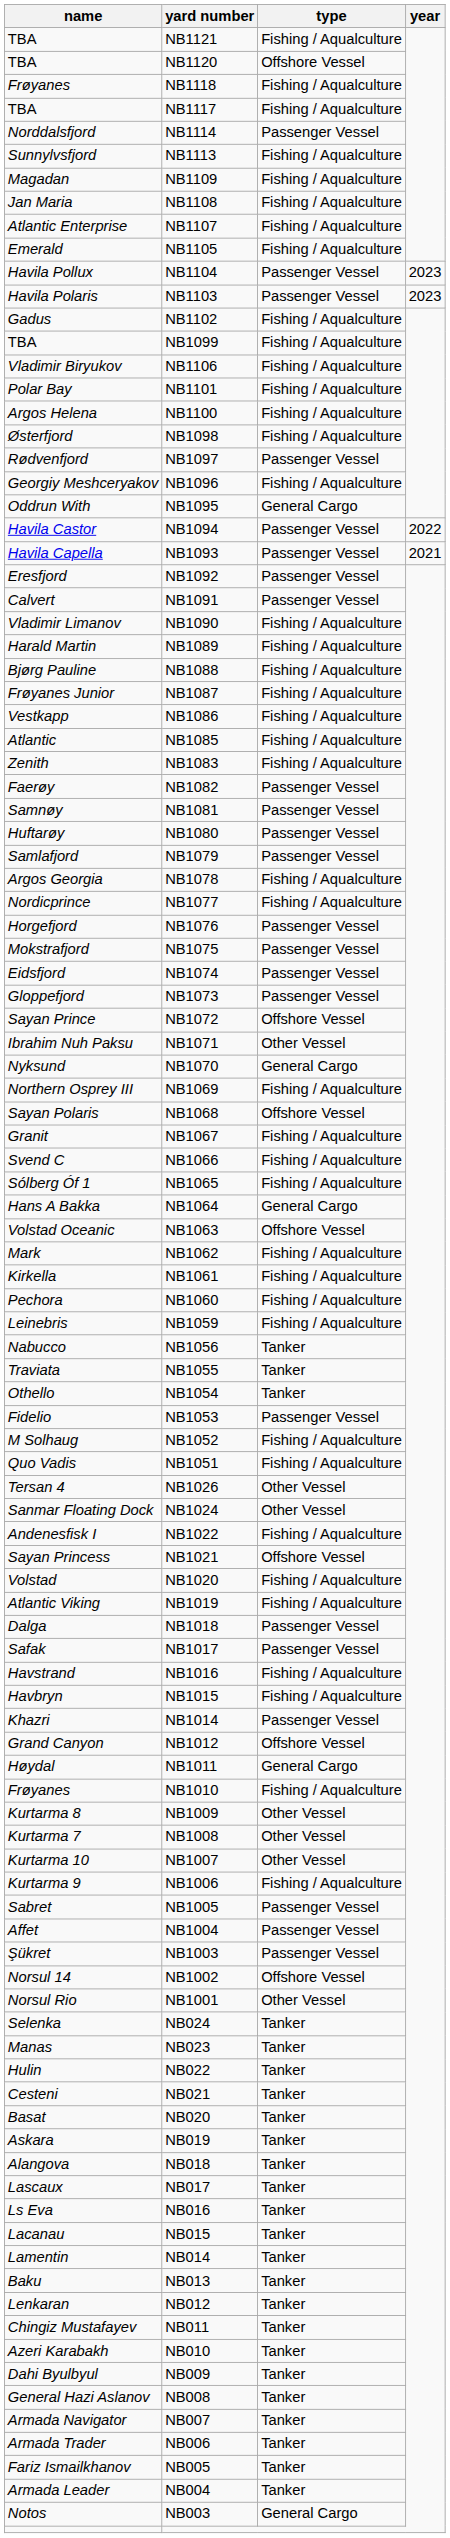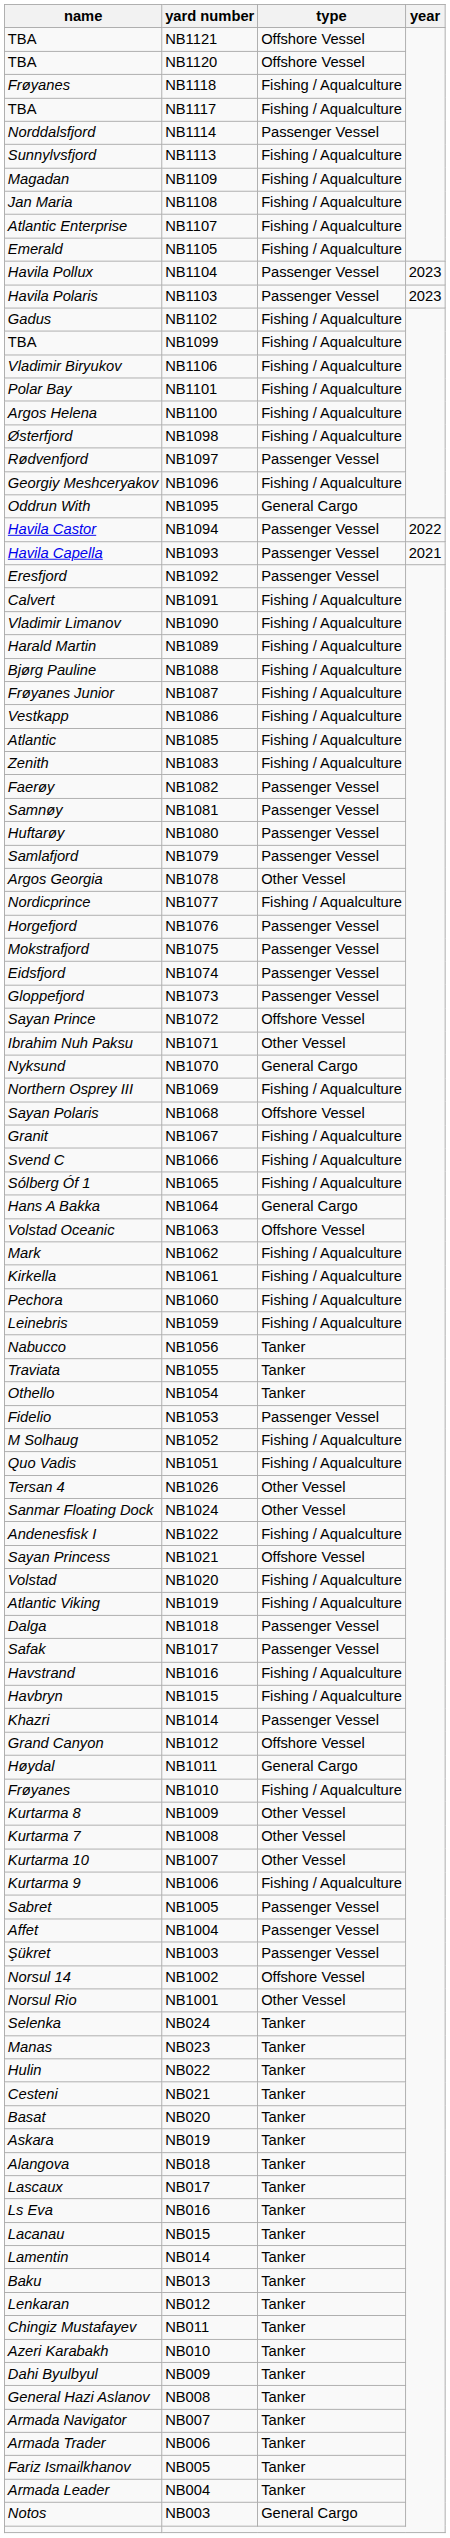(331, 39) Fishing / Aqualculture -> (313, 39) Offshore Vessel
(320, 599) Passenger Vessel -> (331, 599) Fishing / Aqualculture
(331, 879) Fishing / Aqualculture -> (303, 879) Other Vessel
